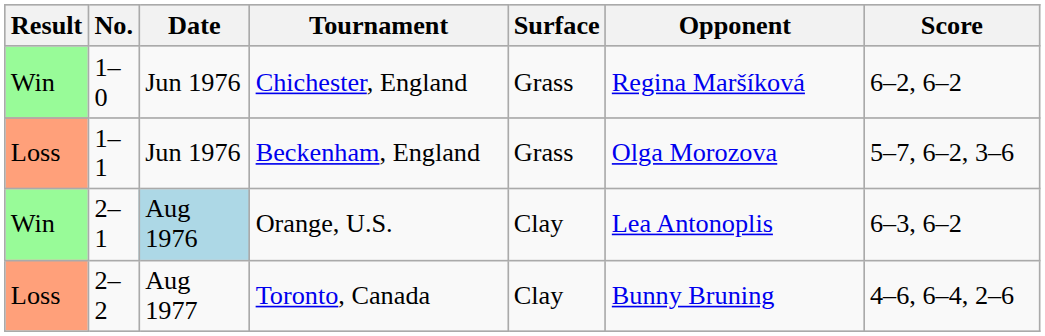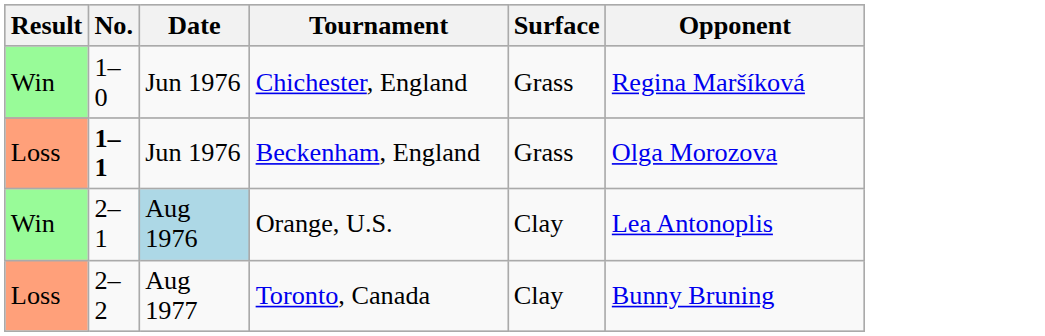- column: (952, 25)
(108, 152) normal -> (108, 152) bold
